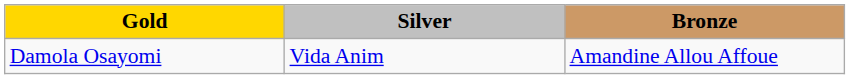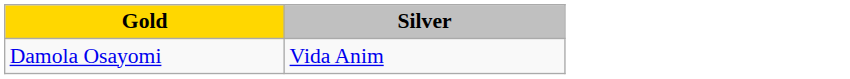- column: (705, 21)
